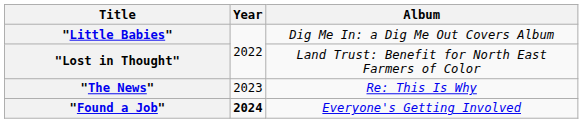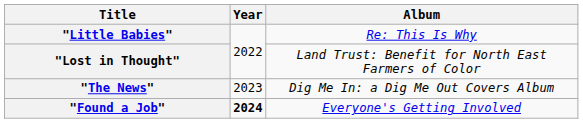(422, 34) Dig Me In: a Dig Me Out Covers Album -> (422, 34) Re: This Is Why
(422, 88) Re: This Is Why -> (422, 88) Dig Me In: a Dig Me Out Covers Album
